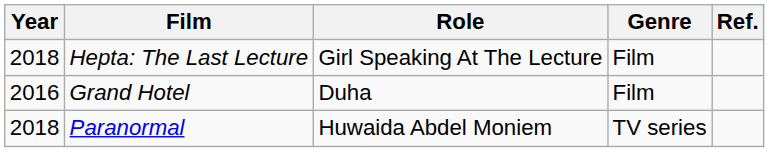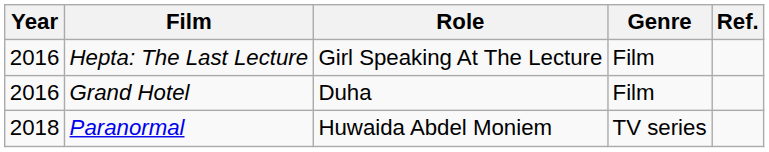(35, 57) 2018 -> (35, 57) 2016
